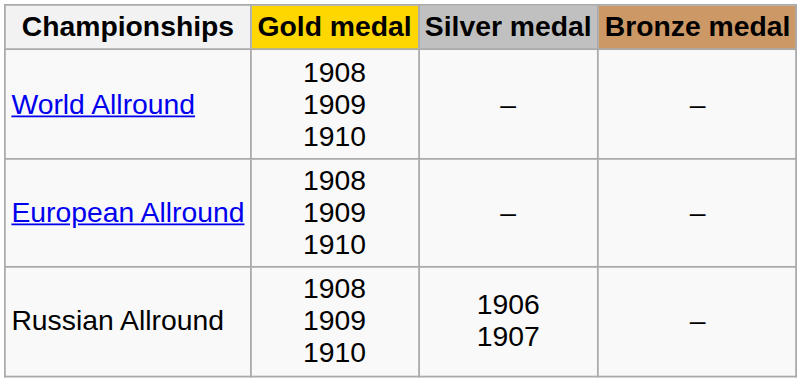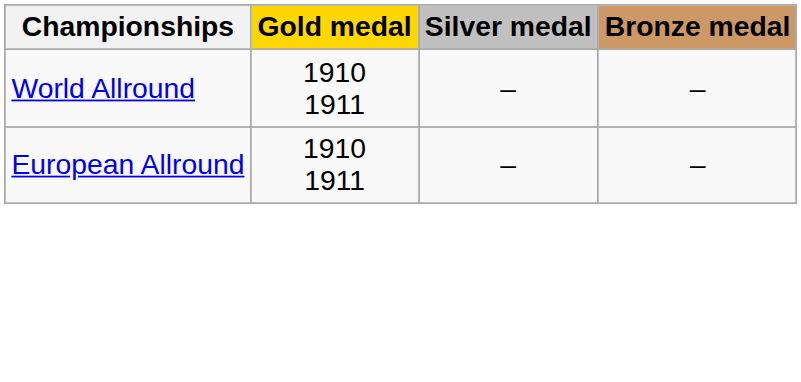(335, 103) 1908 1909 1910 -> (335, 87) 1910 1911
(335, 212) 1908 1909 1910 -> (335, 164) 1910 1911
- row: (118, 320)
